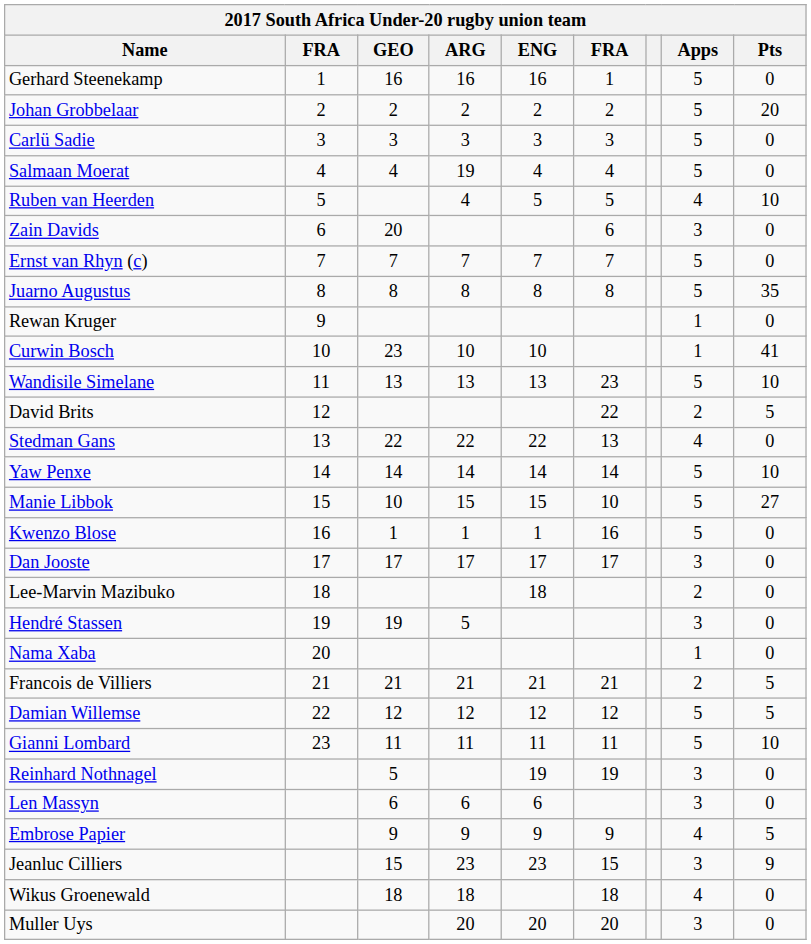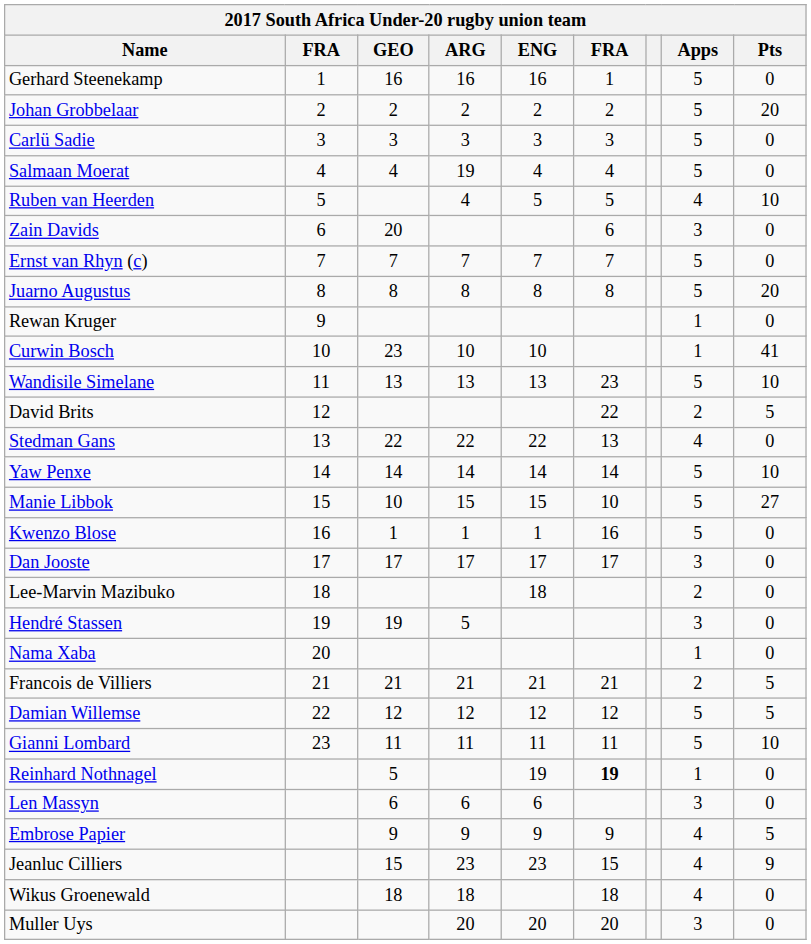(770, 291) 35 -> (770, 291) 20
(610, 774) normal -> (610, 774) bold
(698, 774) 3 -> (698, 774) 1
(698, 864) 3 -> (698, 864) 4
